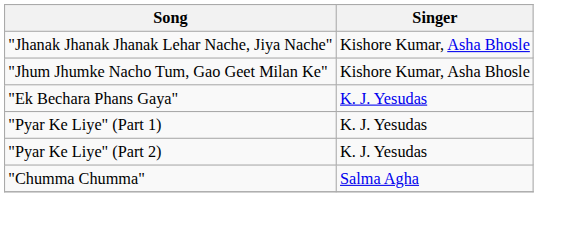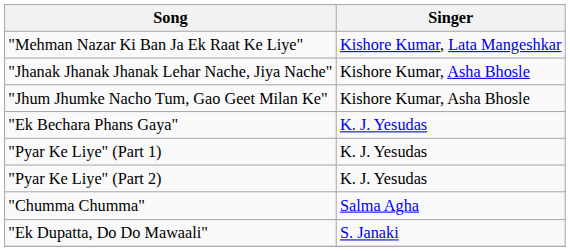+ row: (156, 44)
+ row: (108, 232)
